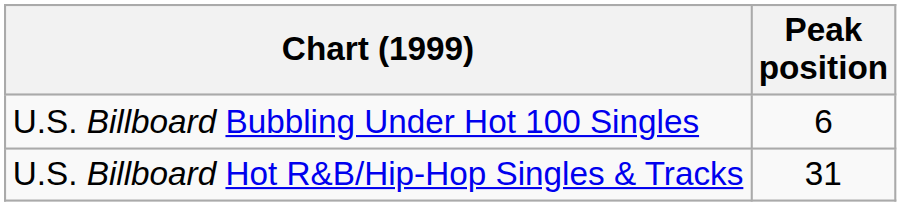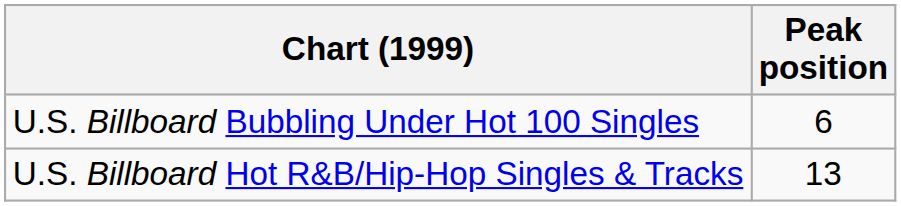(823, 173) 31 -> (823, 173) 13
